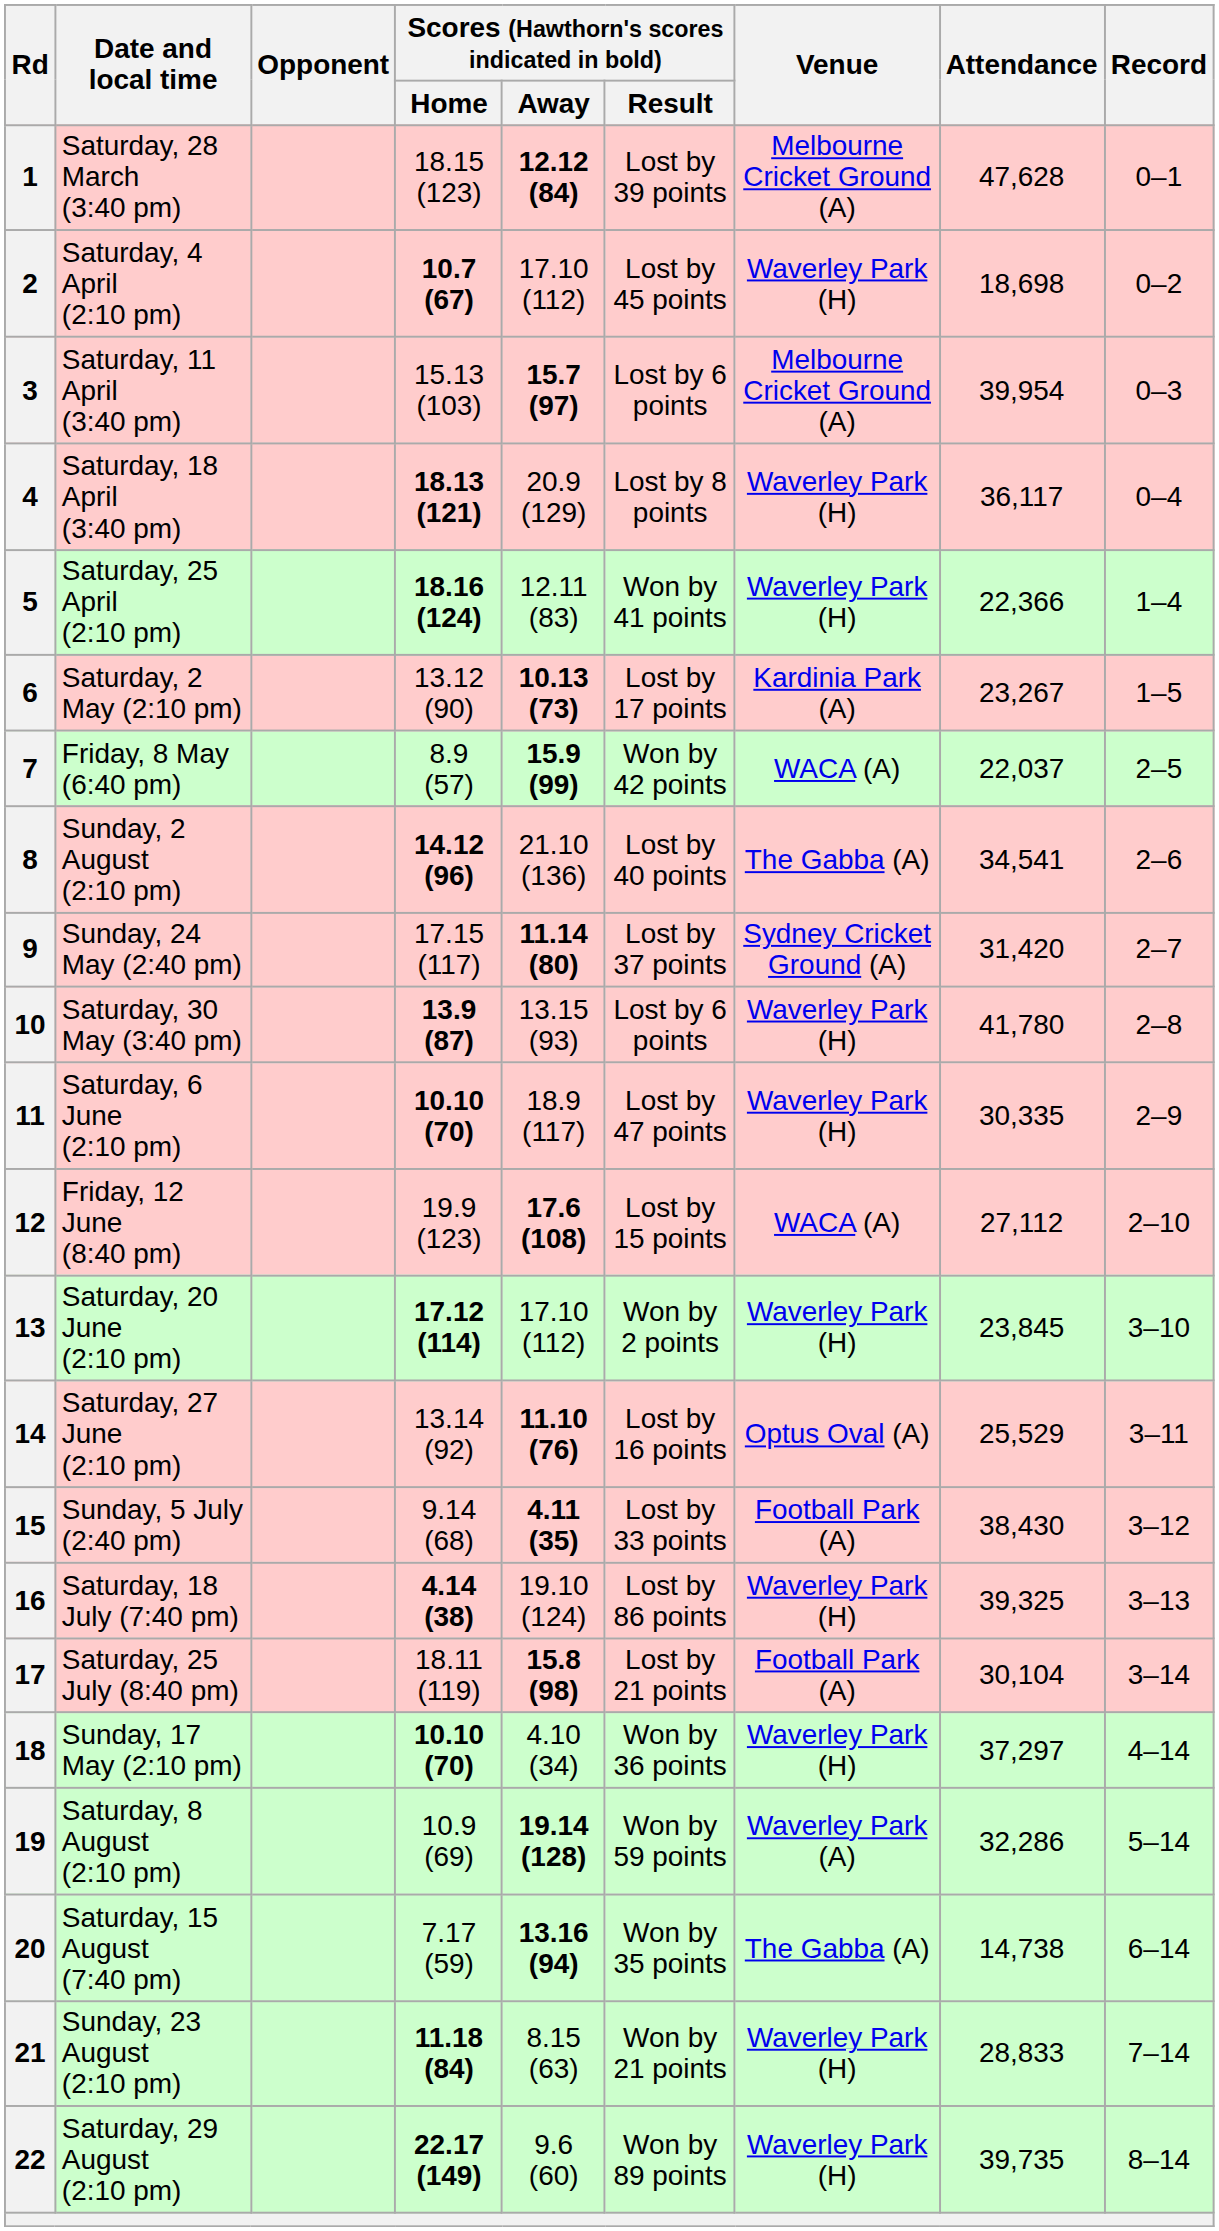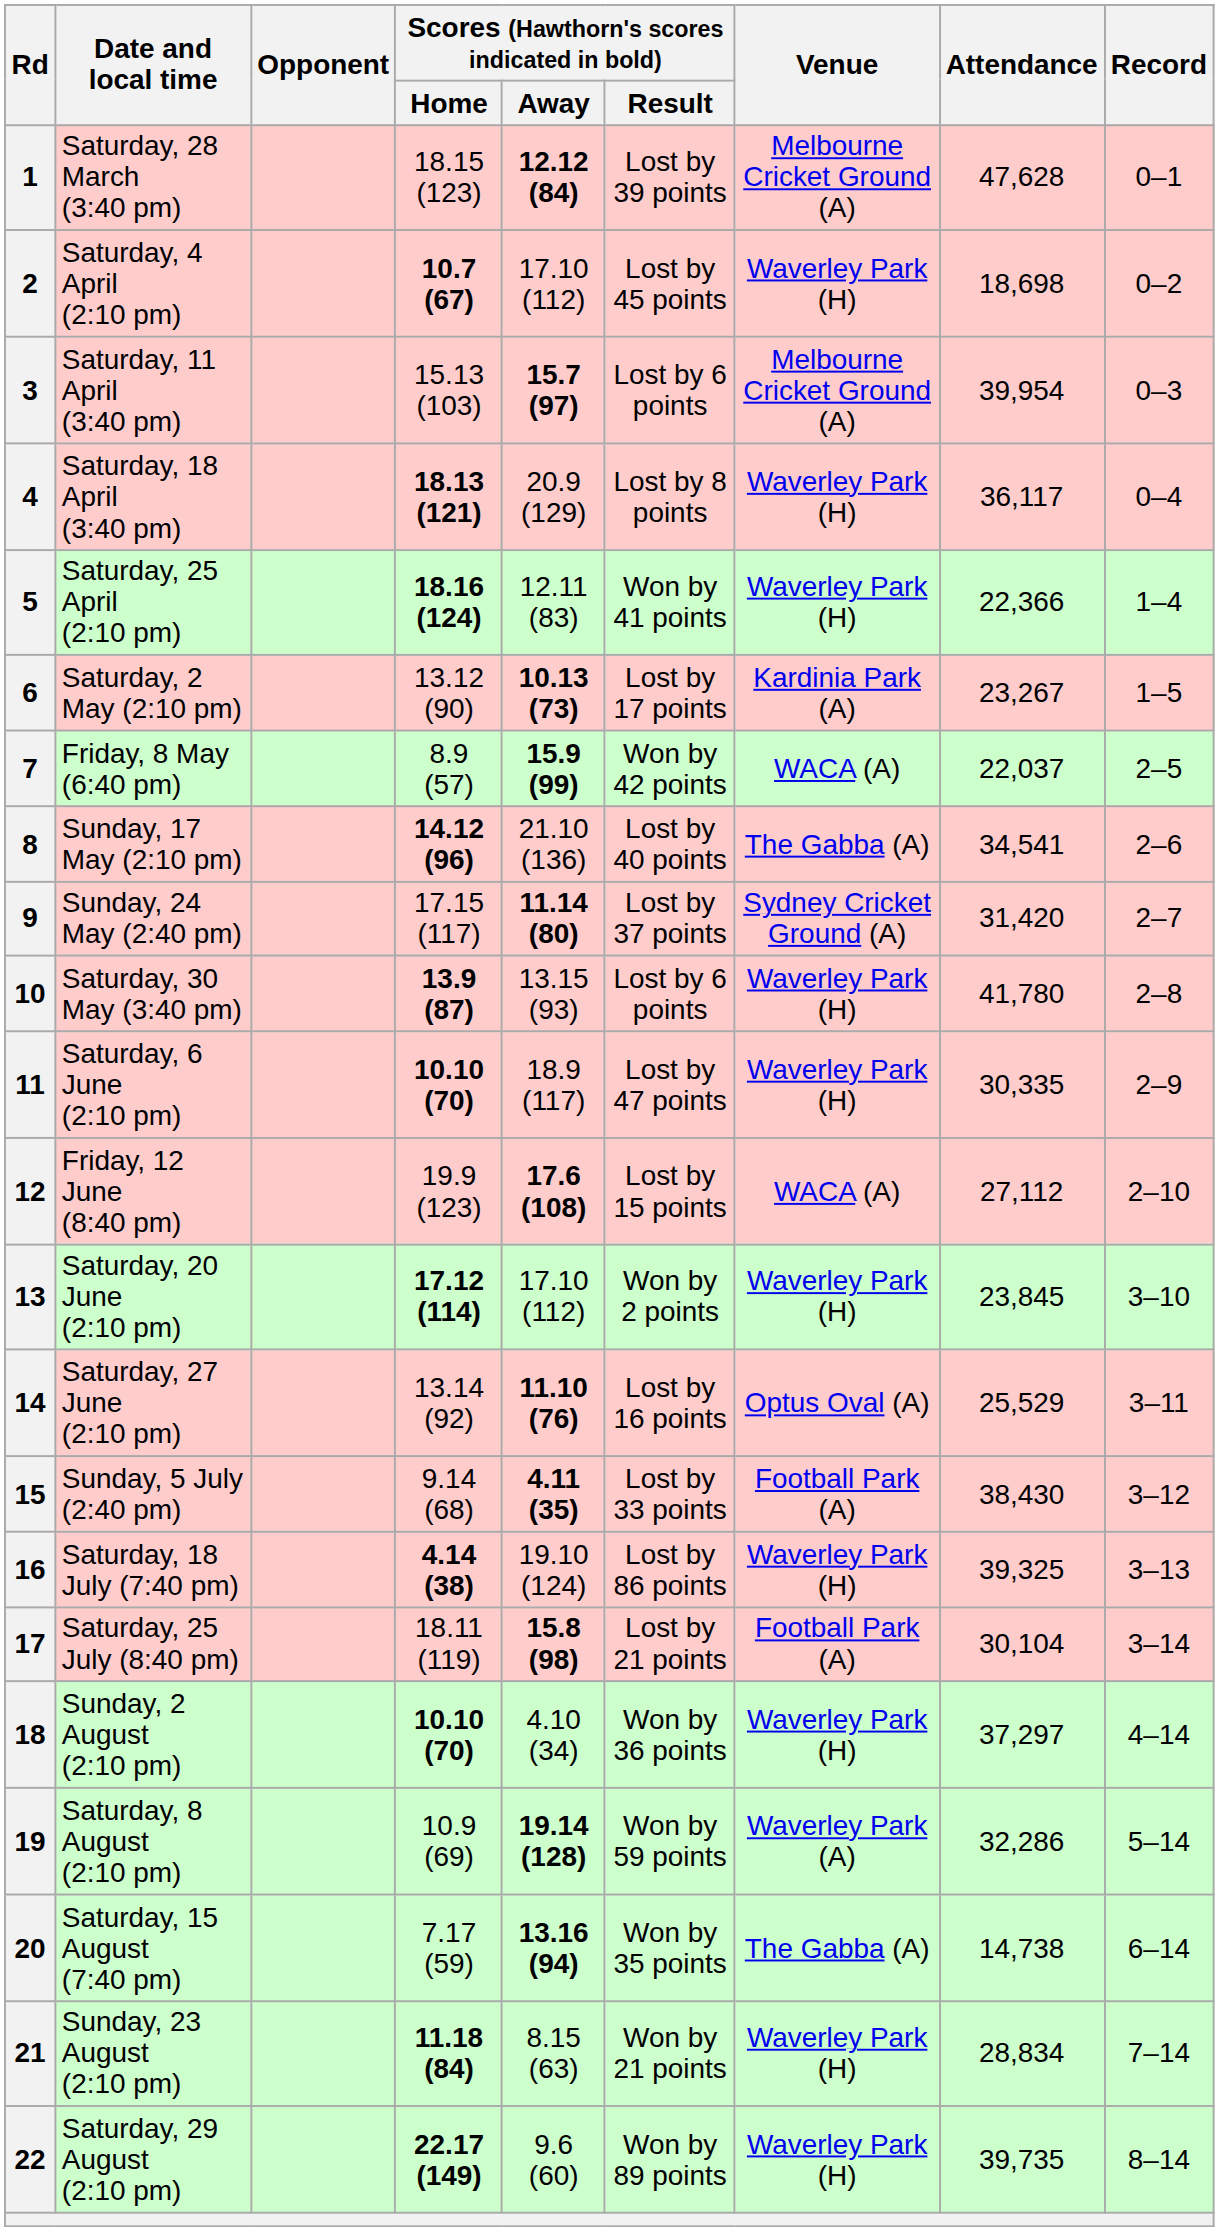(124, 859) Sunday, 2 August (2:10 pm) -> (152, 844) Sunday, 17 May (2:10 pm)
(152, 1751) Sunday, 17 May (2:10 pm) -> (124, 1735) Sunday, 2 August (2:10 pm)
(1022, 2054) 28,833 -> (1022, 2054) 28,834
